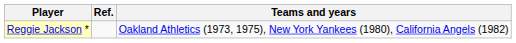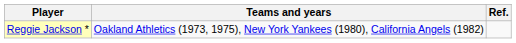columns swapped: (314, 12) <-> (104, 12)
